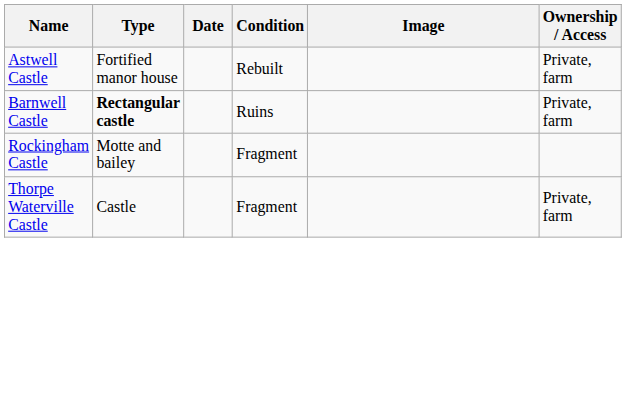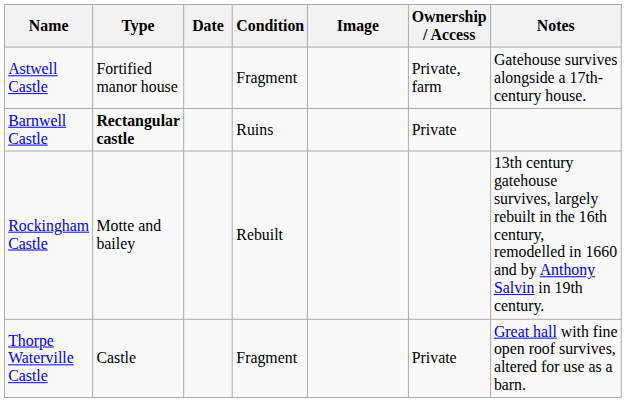+ column: (556, 25)
(260, 68) Rebuilt -> (267, 77) Fragment
(567, 111) Private, farm -> (434, 129) Private
(267, 154) Fragment -> (260, 234) Rebuilt
(567, 206) Private, farm -> (434, 358) Private
